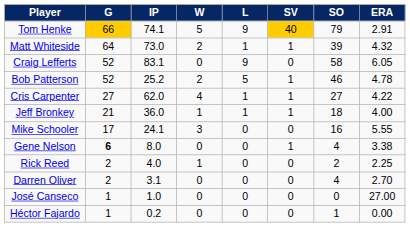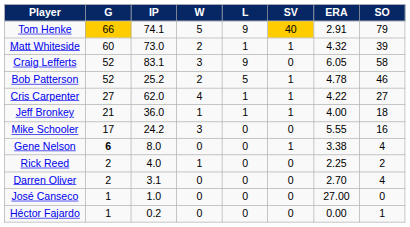columns swapped: (382, 12) <-> (336, 12)
(108, 46) 64 -> (108, 46) 60
(200, 63) 0 -> (200, 63) 3
(154, 130) 24.1 -> (154, 130) 24.2
